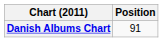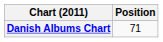(135, 28) 91 -> (135, 28) 71
